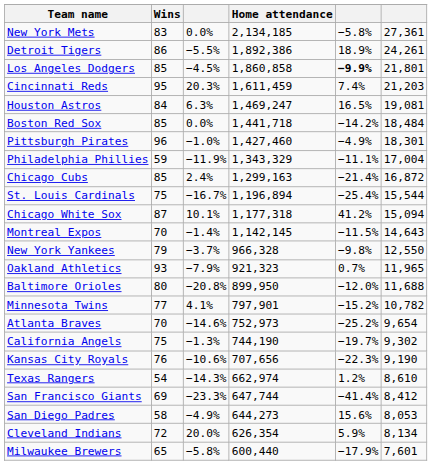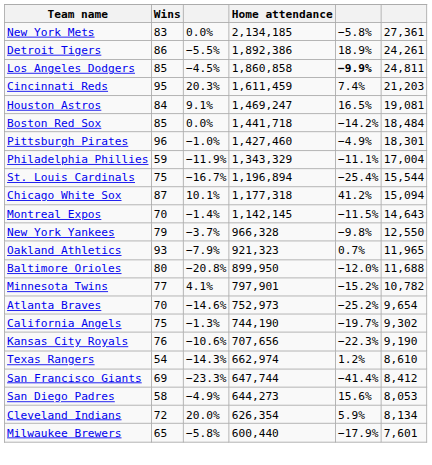(404, 68) 21,801 -> (404, 68) 24,811
(199, 105) 6.3% -> (199, 105) 9.1%
- row: (47, 178)
